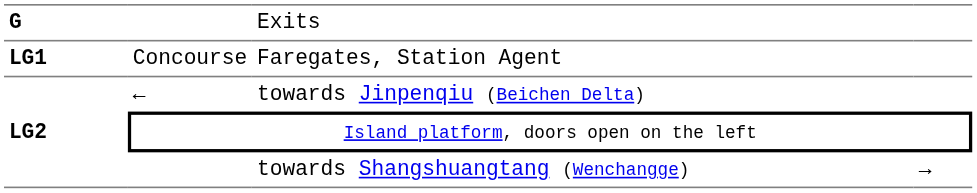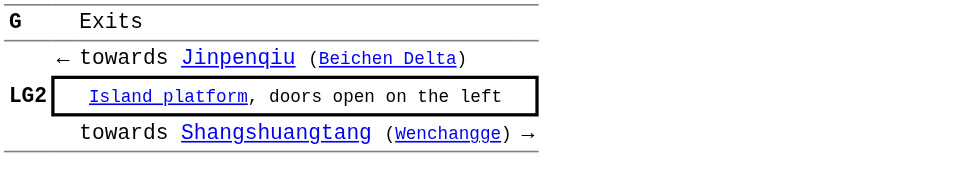- row: (190, 59)
